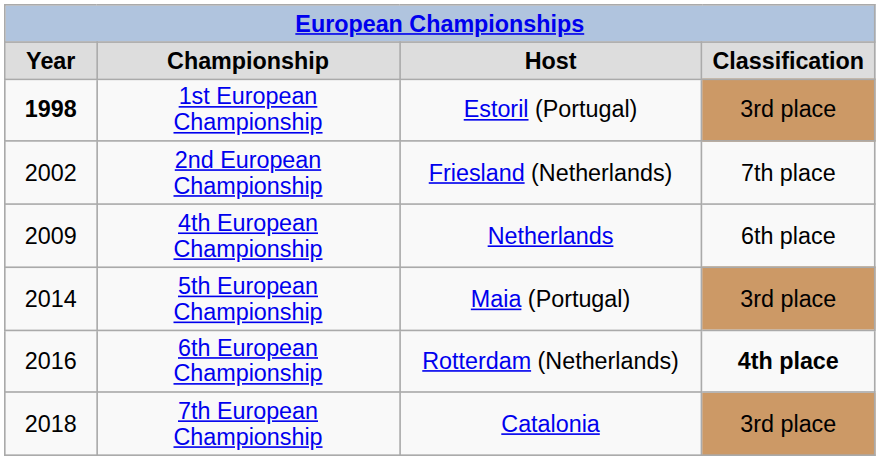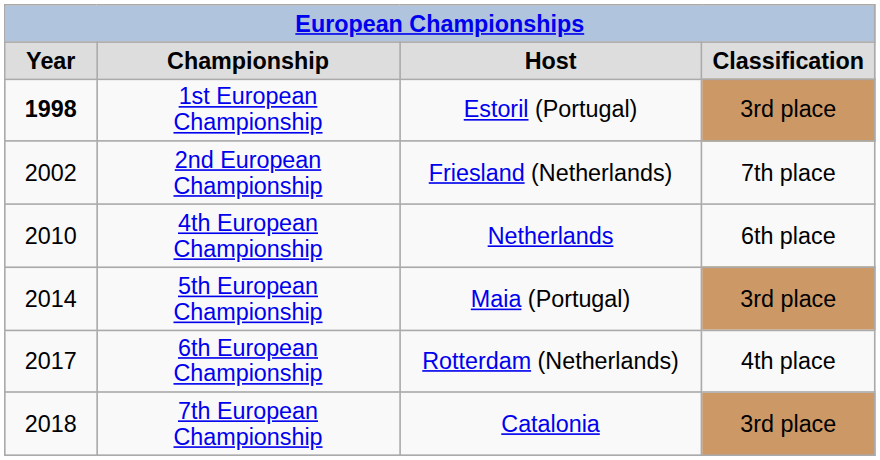(51, 236) 2009 -> (51, 236) 2010
(51, 361) 2016 -> (51, 361) 2017
(788, 361) bold -> (788, 361) normal
